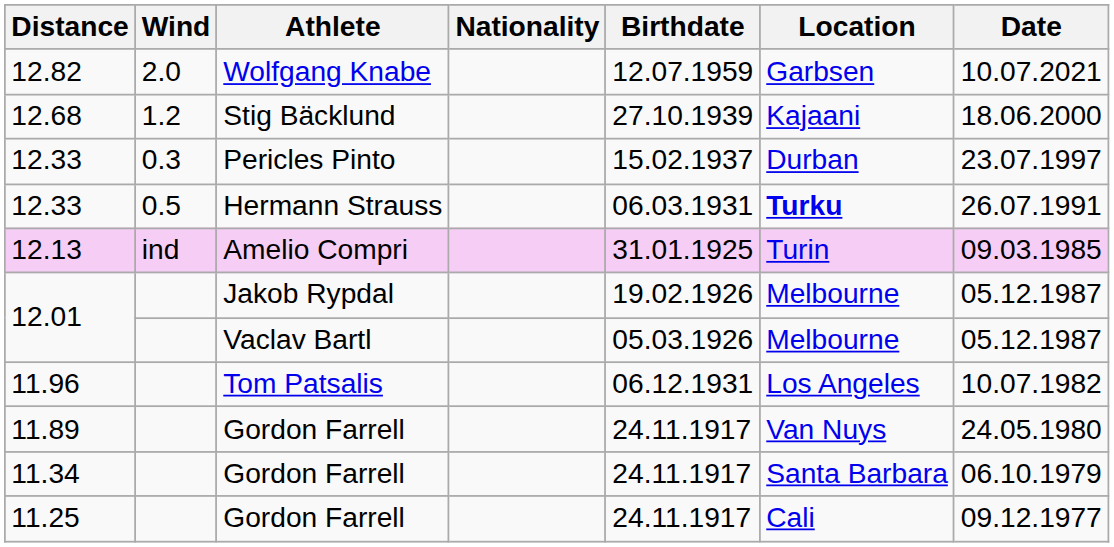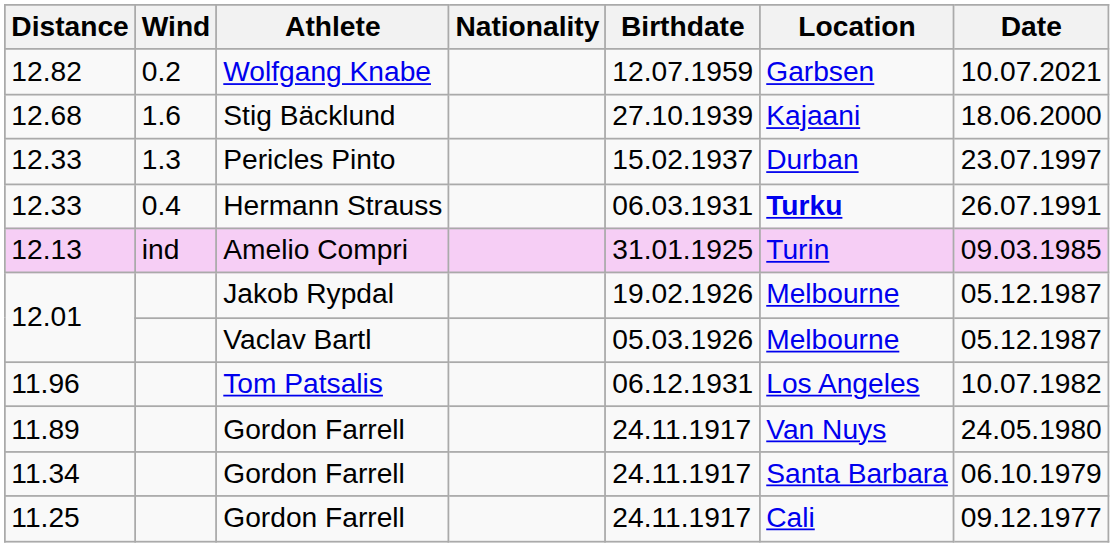(161, 71) 2.0 -> (161, 71) 0.2
(161, 116) 1.2 -> (161, 116) 1.6
(161, 160) 0.3 -> (161, 160) 1.3
(161, 205) 0.5 -> (161, 205) 0.4
